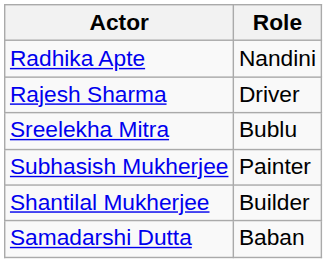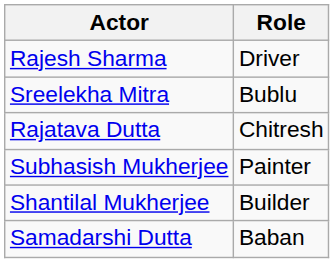- row: (78, 58)
+ row: (85, 130)
